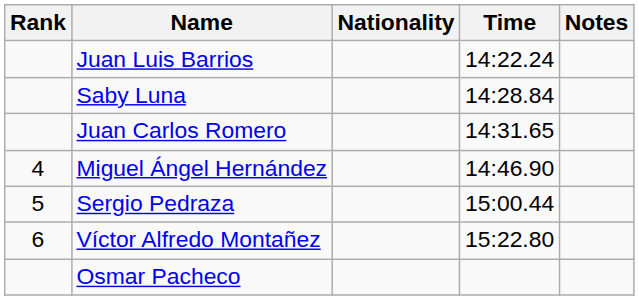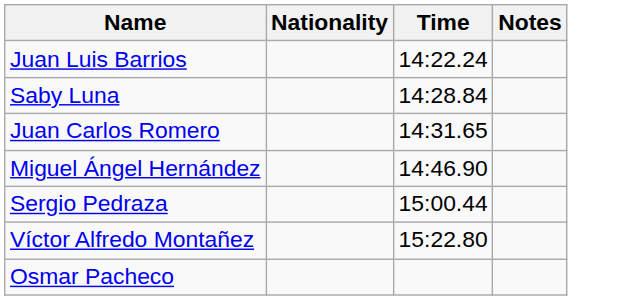- column: (38, 22)
